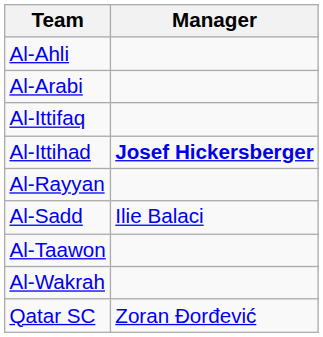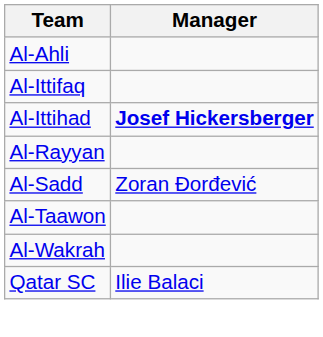- row: (46, 86)
(159, 217) Ilie Balaci -> (186, 184) Zoran Đorđević
(186, 315) Zoran Đorđević -> (159, 282) Ilie Balaci
